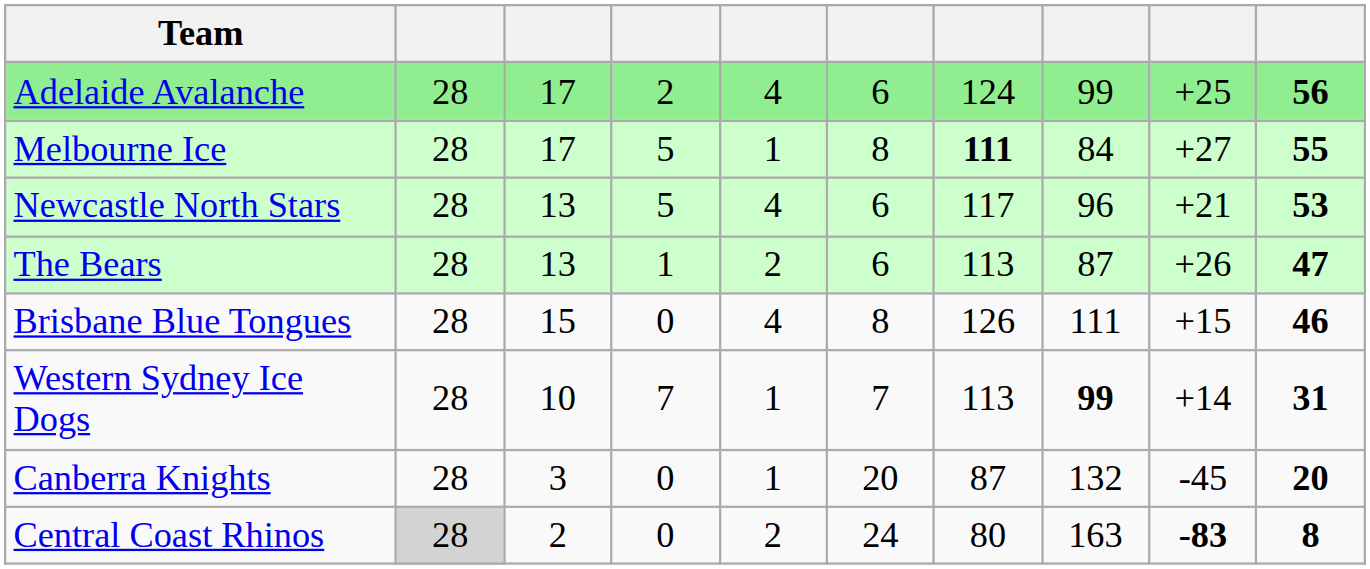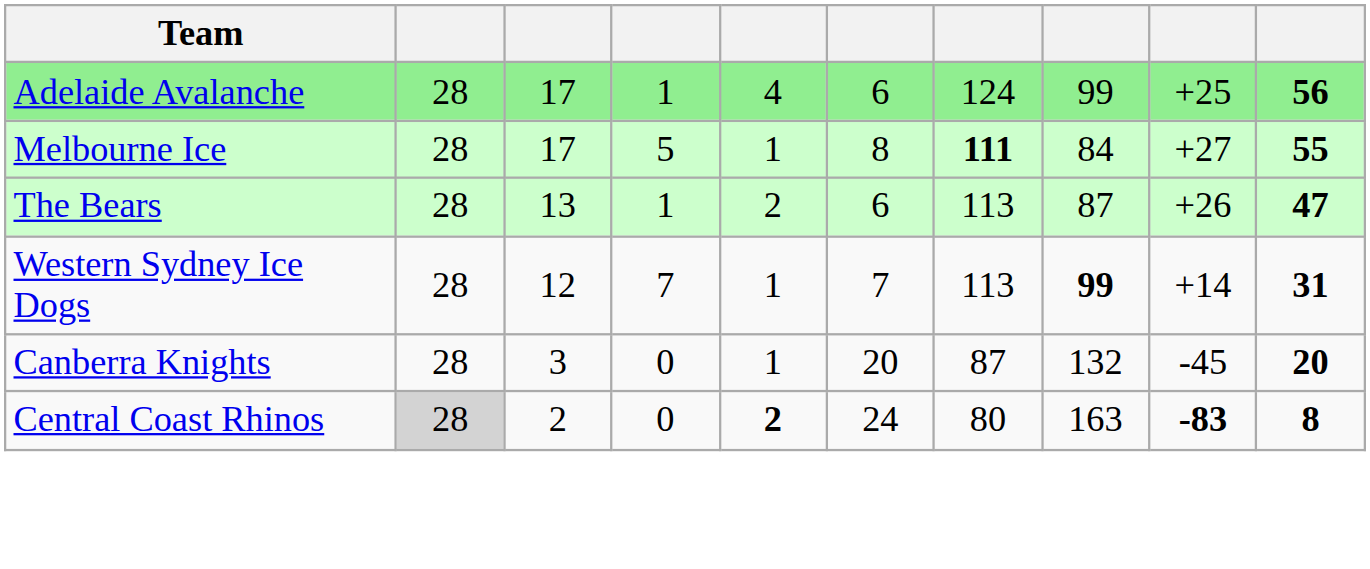(665, 90) 2 -> (665, 90) 1
- row: (177, 206)
- row: (182, 321)
(558, 399) 10 -> (558, 284) 12
(773, 534) normal -> (773, 419) bold
